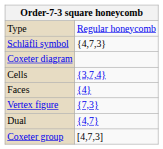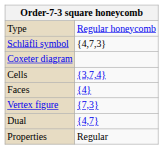- row: (35, 136)
+ row: (27, 136)
